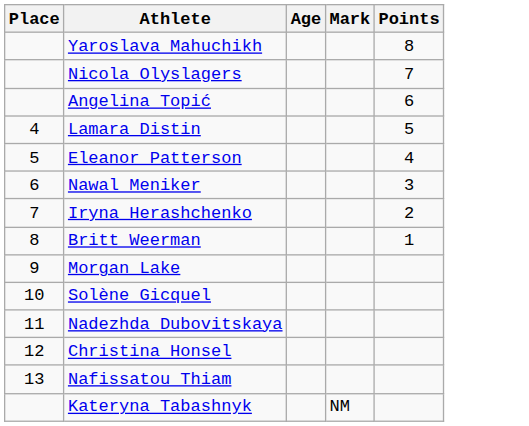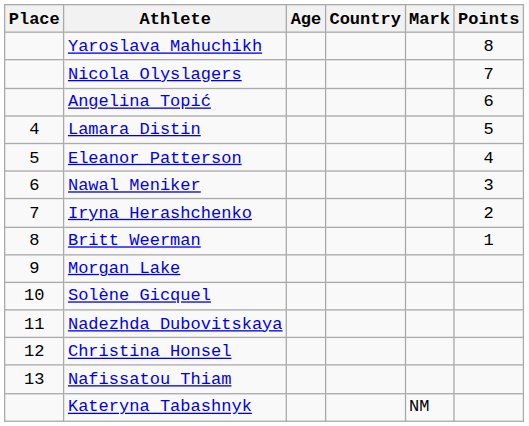+ column: (365, 19)
